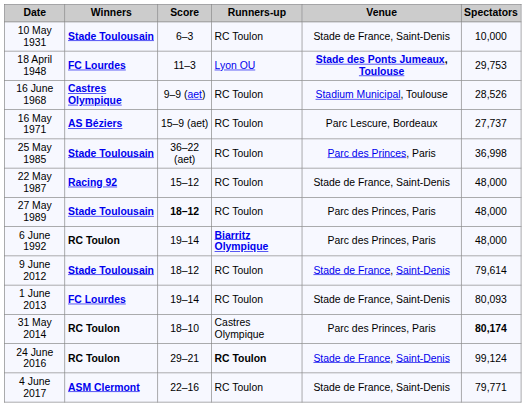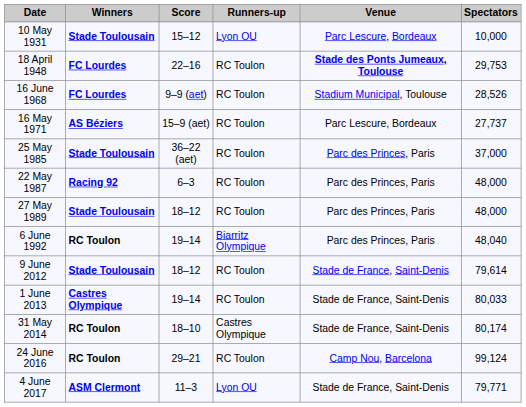(185, 36) 6–3 -> (186, 36) 15–12
(239, 36) RC Toulon -> (236, 36) Lyon OU
(382, 36) Stade de France, Saint-Denis -> (381, 36) Parc Lescure, Bordeaux
(185, 65) 11–3 -> (186, 65) 22–16
(235, 65) Lyon OU -> (240, 65) RC Toulon
(95, 95) Castres Olympique -> (97, 95) FC Lourdes
(491, 153) 36,998 -> (491, 153) 37,000
(185, 182) 15–12 -> (186, 182) 6–3
(382, 182) Stade de France, Saint-Denis -> (381, 182) Parc des Princes, Paris
(185, 212) bold -> (186, 212) normal
(241, 241) bold -> (241, 241) normal
(491, 241) 48,000 -> (491, 241) 48,040
(97, 299) FC Lourdes -> (95, 299) Castres Olympique
(491, 299) 80,093 -> (491, 299) 80,033
(382, 329) Parc des Princes, Paris -> (381, 329) Stade de France, Saint-Denis
(491, 329) bold -> (491, 329) normal
(240, 358) bold -> (240, 358) normal
(382, 358) Stade de France, Saint-Denis -> (381, 358) Camp Nou, Barcelona
(185, 387) 22–16 -> (186, 387) 11–3
(239, 387) RC Toulon -> (236, 387) Lyon OU
